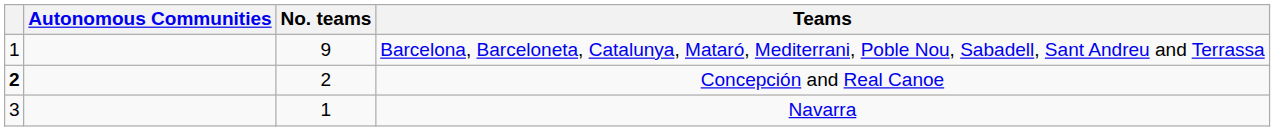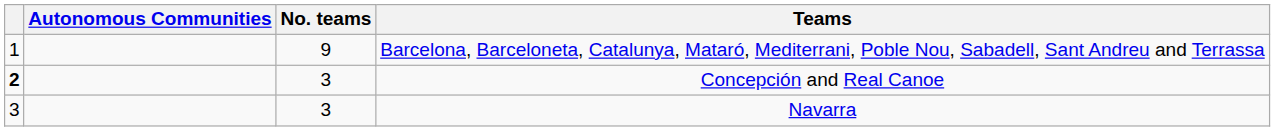(326, 79) 2 -> (326, 79) 3
(326, 110) 1 -> (326, 110) 3
